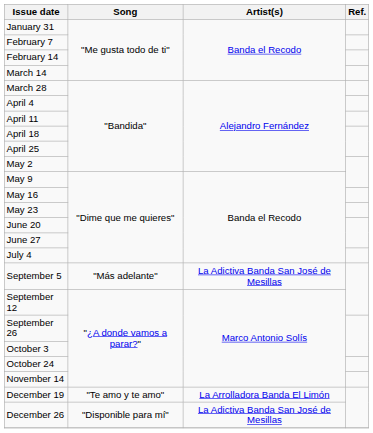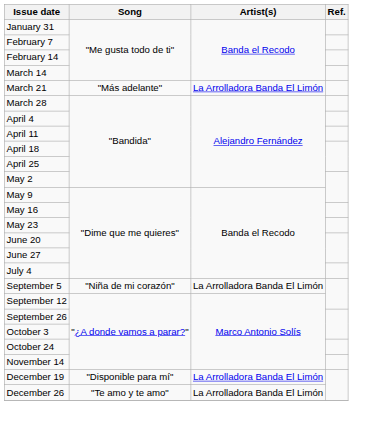+ row: (27, 88)
(125, 276) "Más adelante" -> (130, 286) "Niña de mi corazón"
(264, 276) La Adictiva Banda San José de Mesillas -> (258, 286) La Arrolladora Banda El Limón
(125, 394) "Te amo y te amo" -> (130, 377) "Disponible para mí"
(125, 415) "Disponible para mí" -> (130, 392) "Te amo y te amo"
(264, 415) La Adictiva Banda San José de Mesillas -> (258, 392) La Arrolladora Banda El Limón
